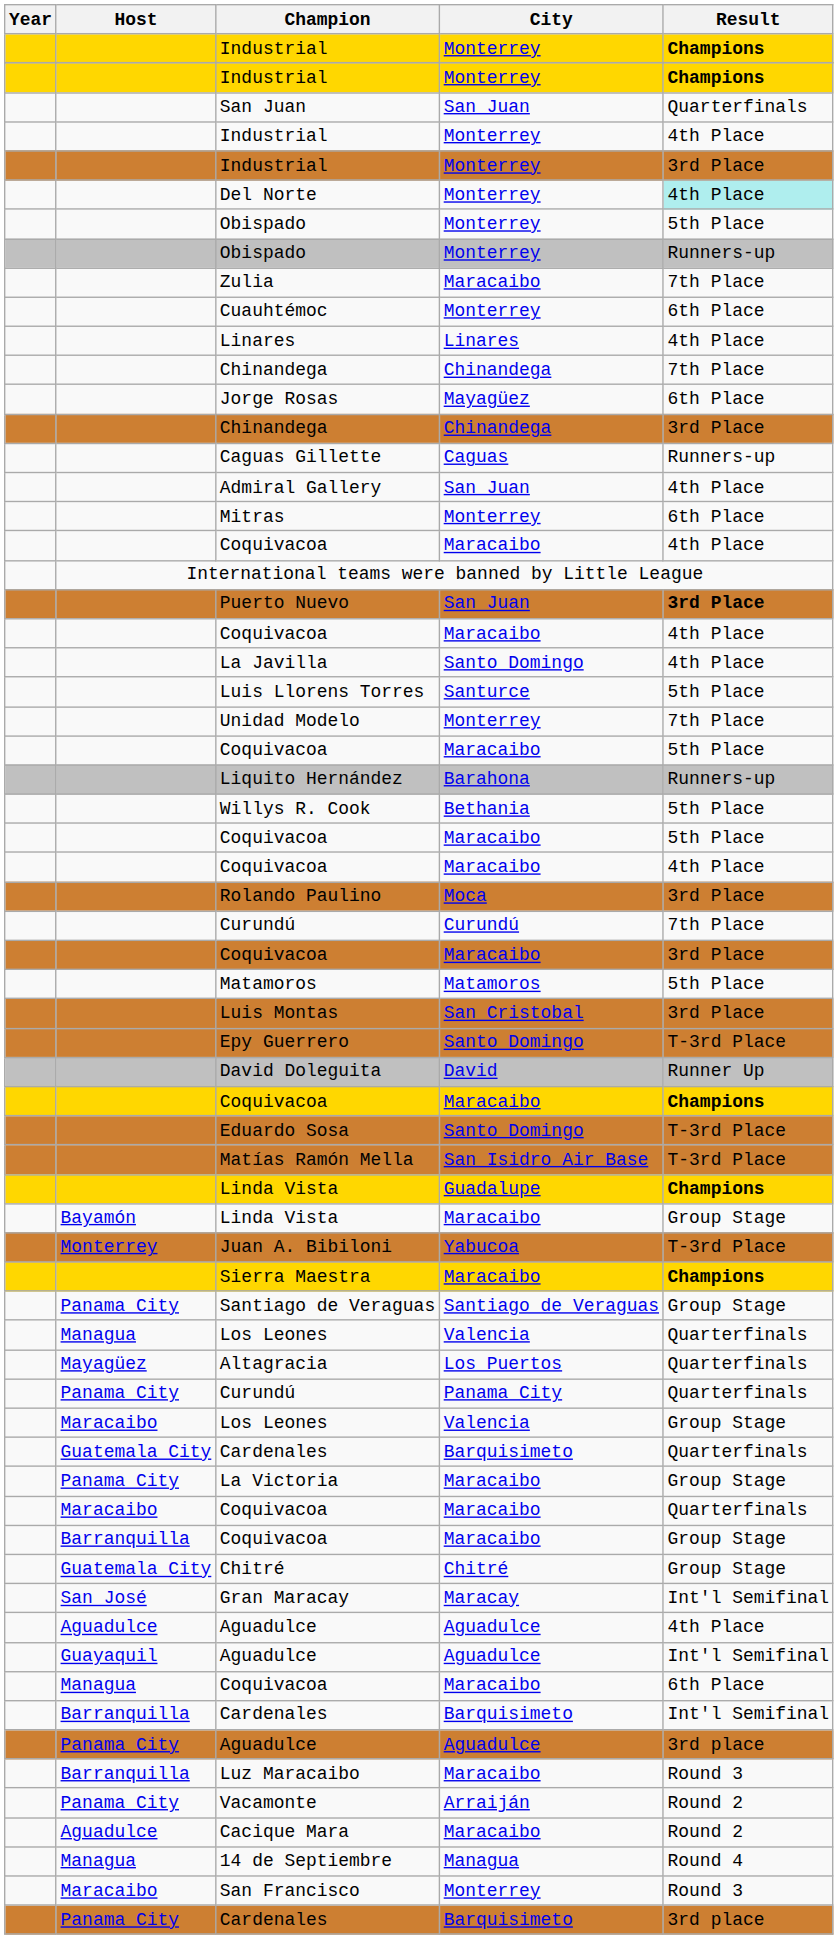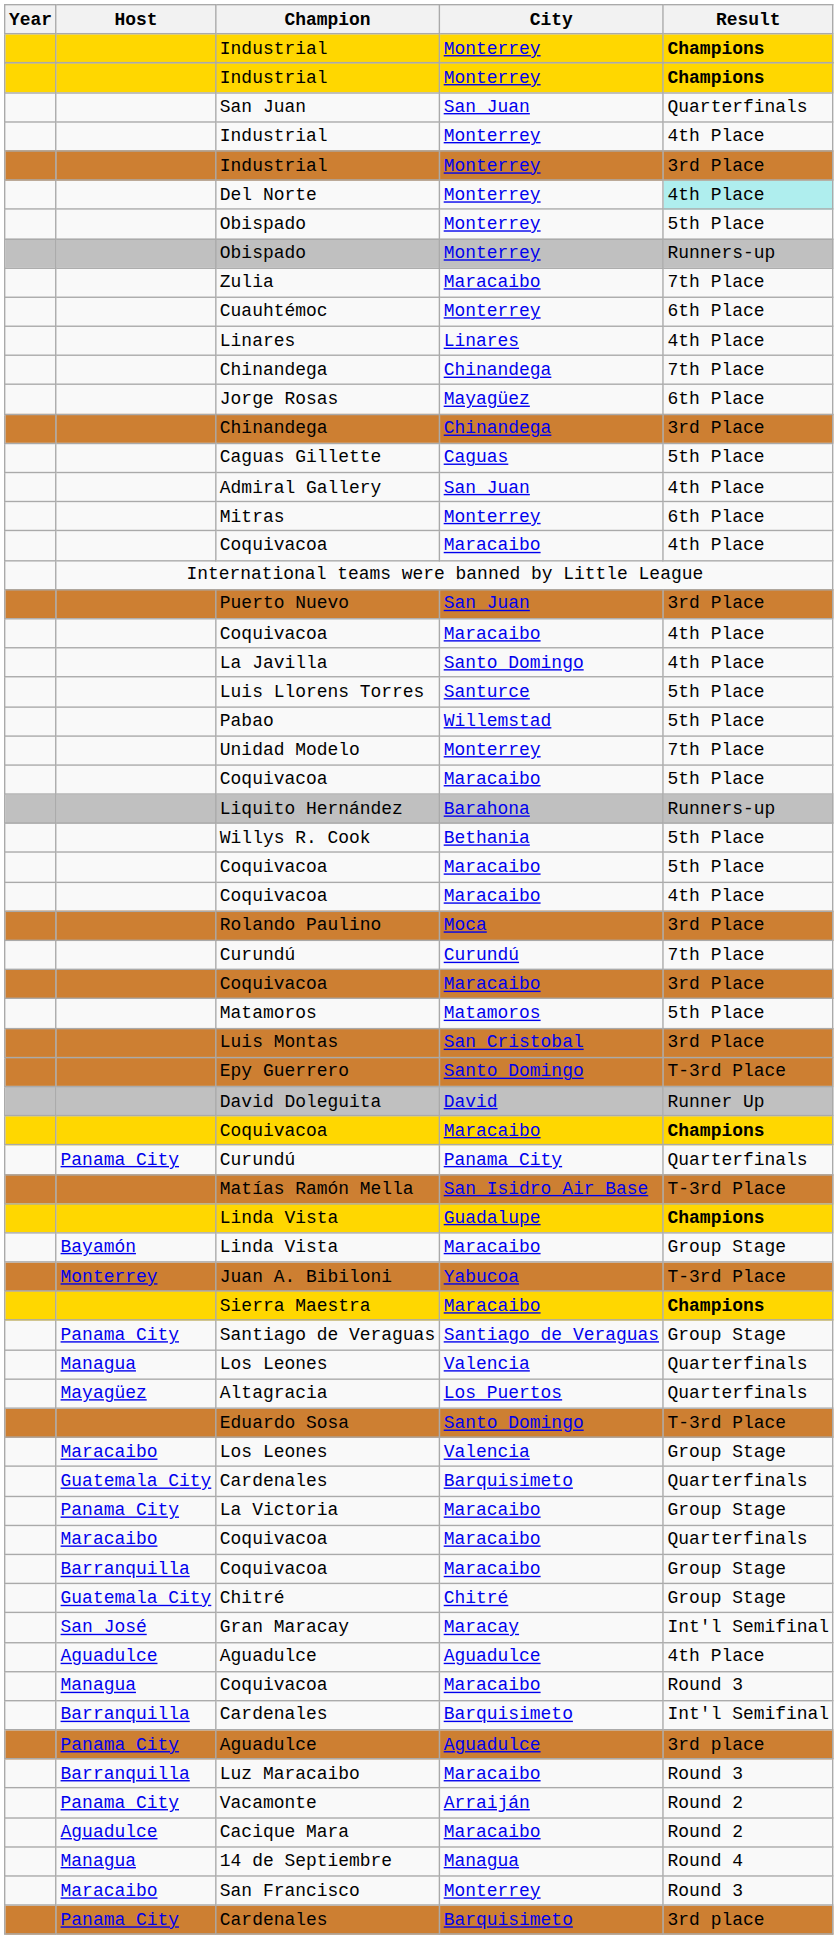(721, 458) Runners-up -> (716, 458) 5th Place
(716, 604) bold -> (716, 604) normal
+ row: (136, 721)
rows swapped: (136, 1130) <-> (120, 1394)
- row: (109, 1657)
(716, 1686) 6th Place -> (705, 1686) Round 3
